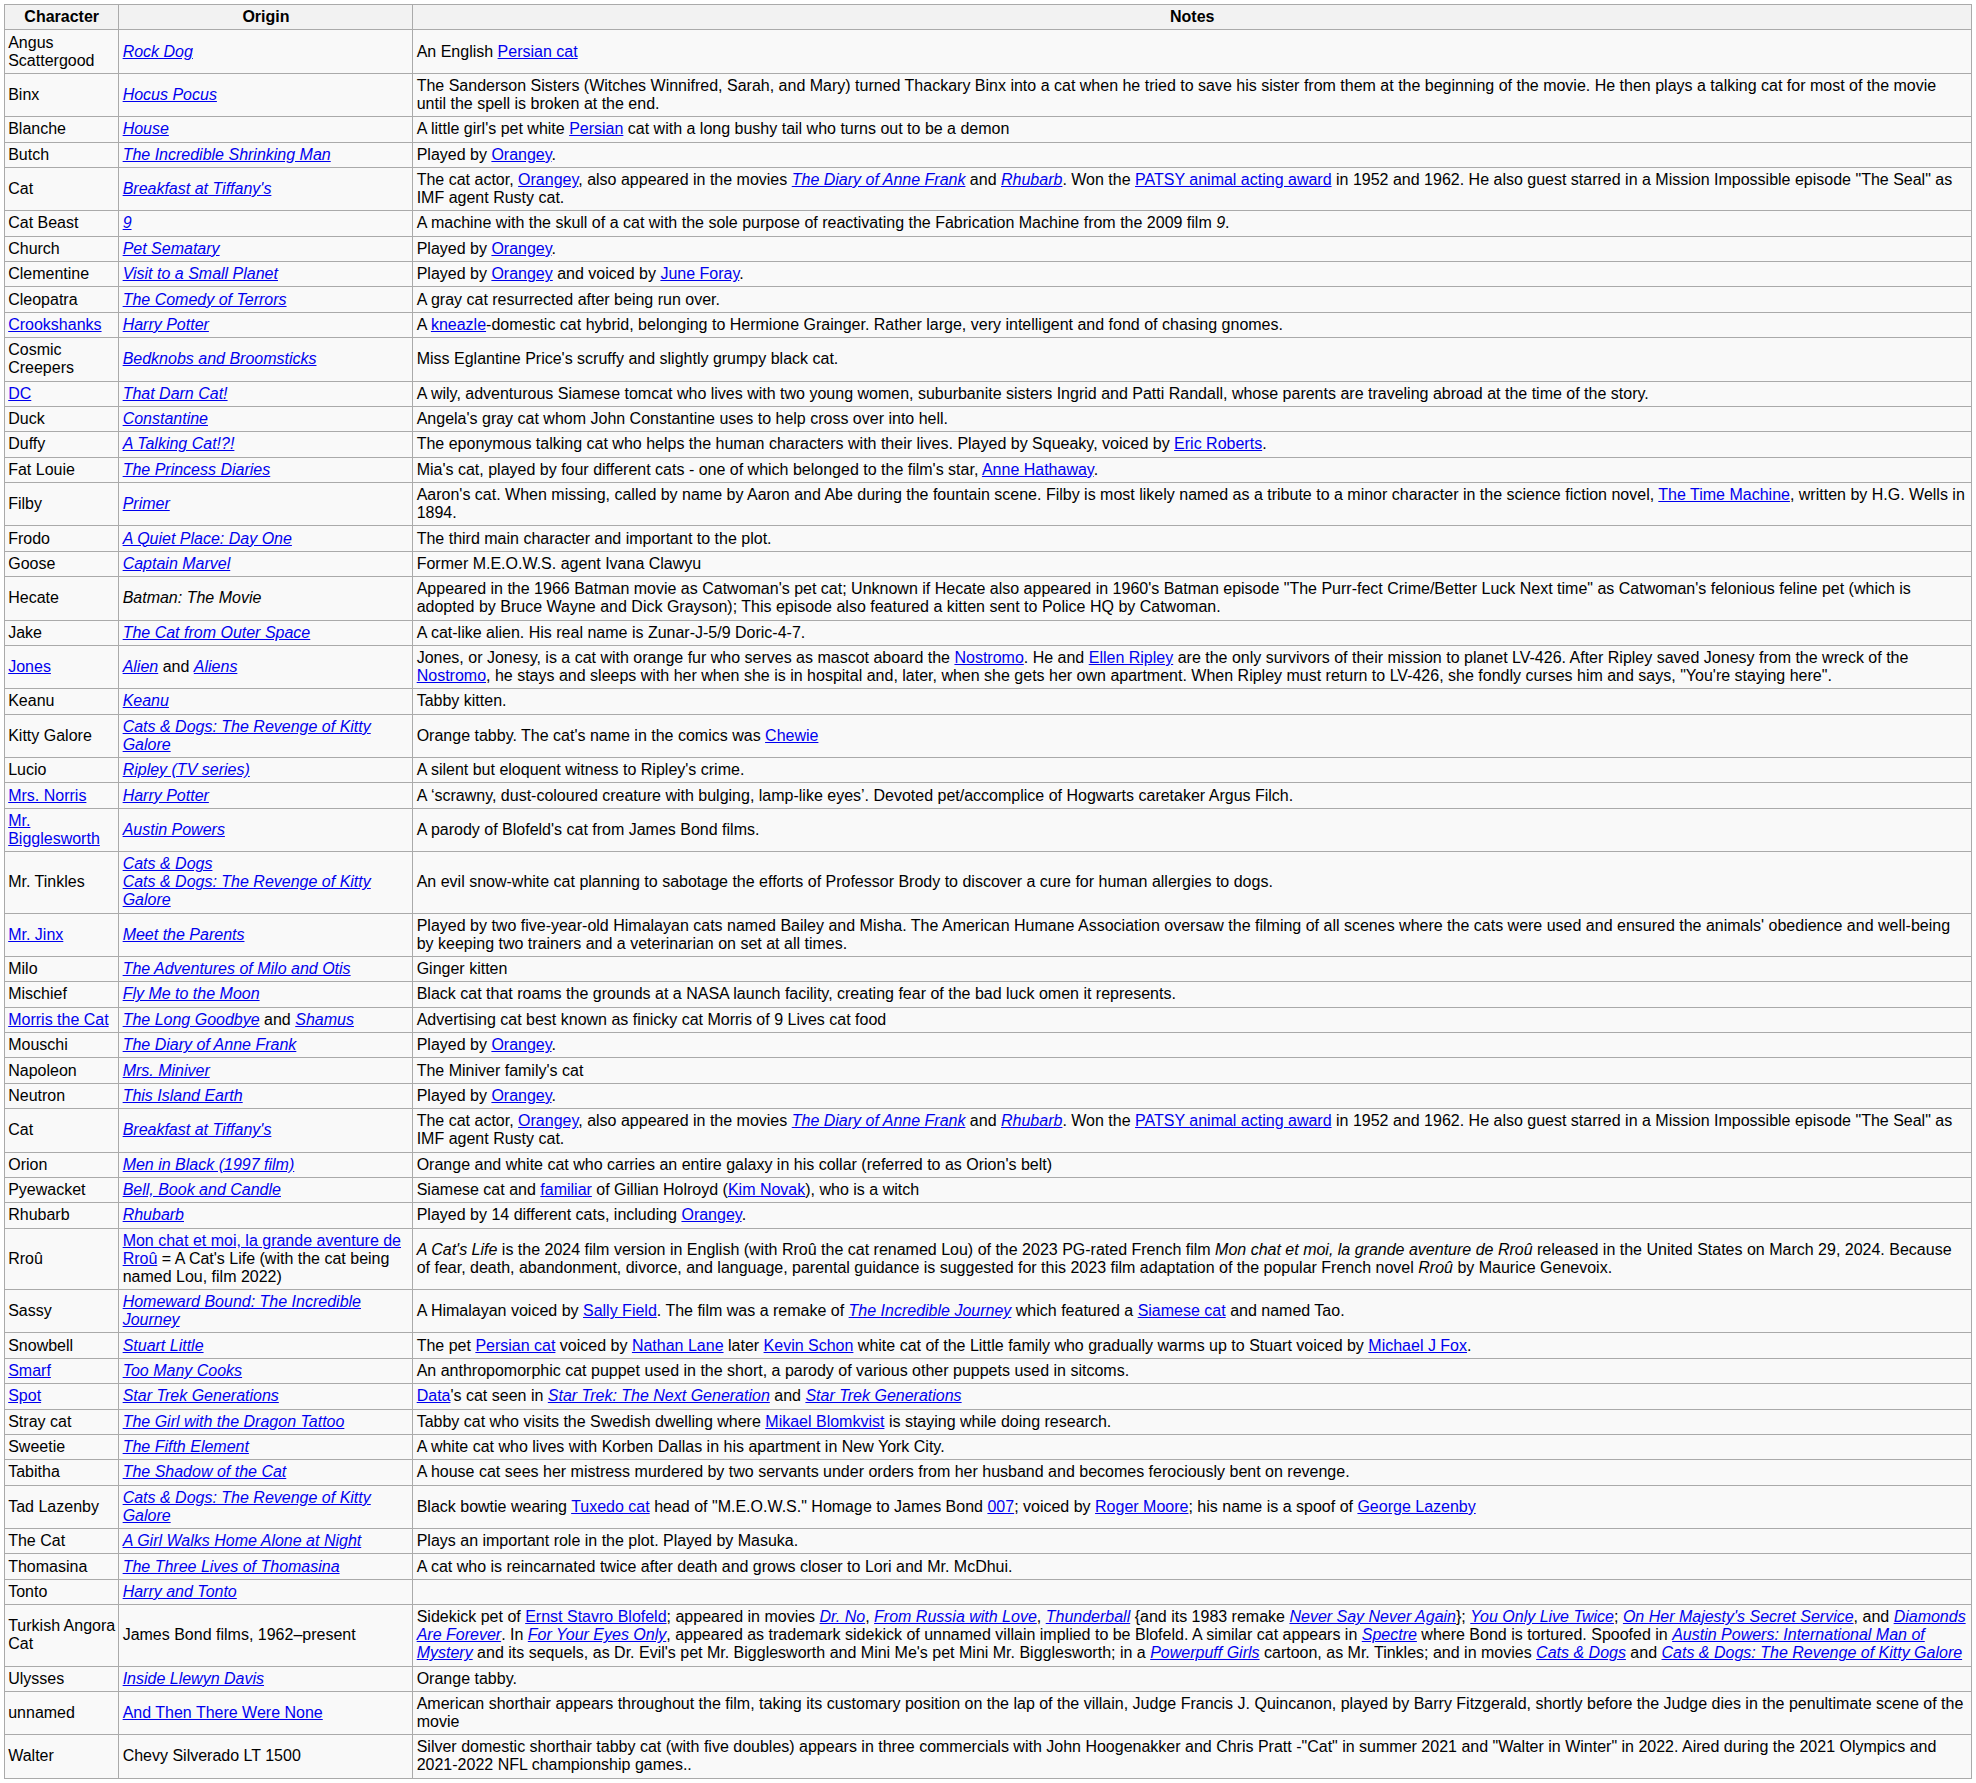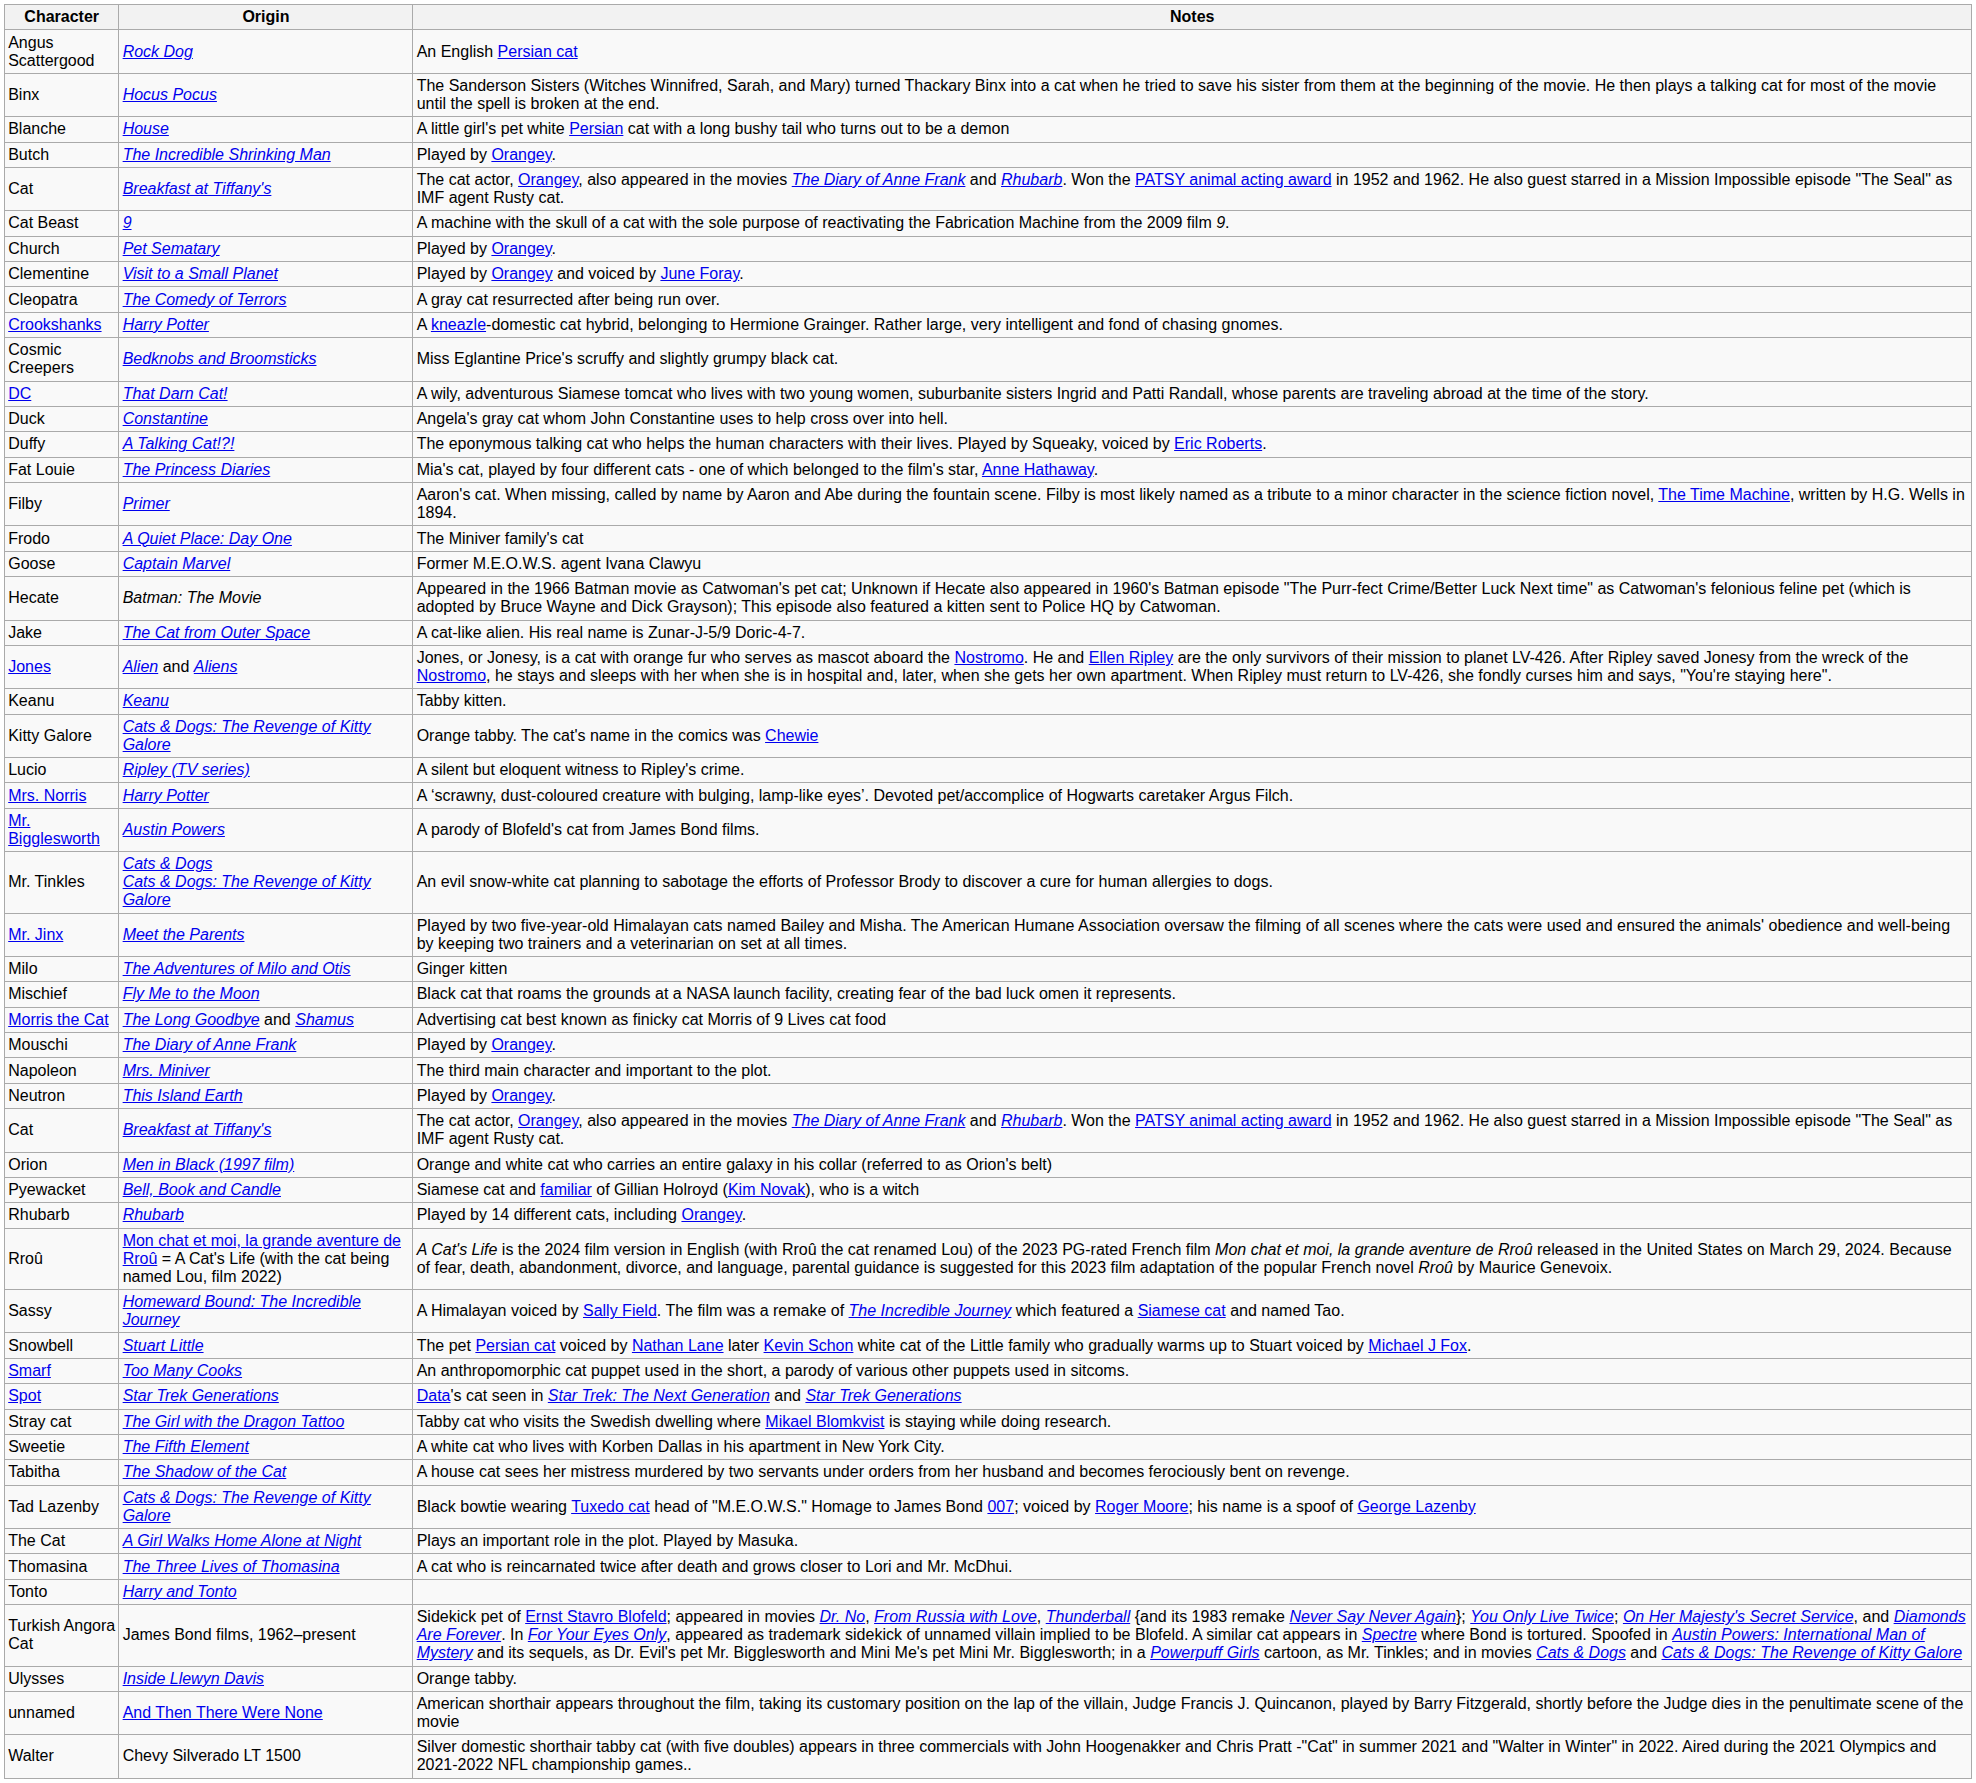(594, 538) The third main character and important to the plot. -> (500, 538) The Miniver family's cat
(500, 1070) The Miniver family's cat -> (594, 1070) The third main character and important to the plot.
